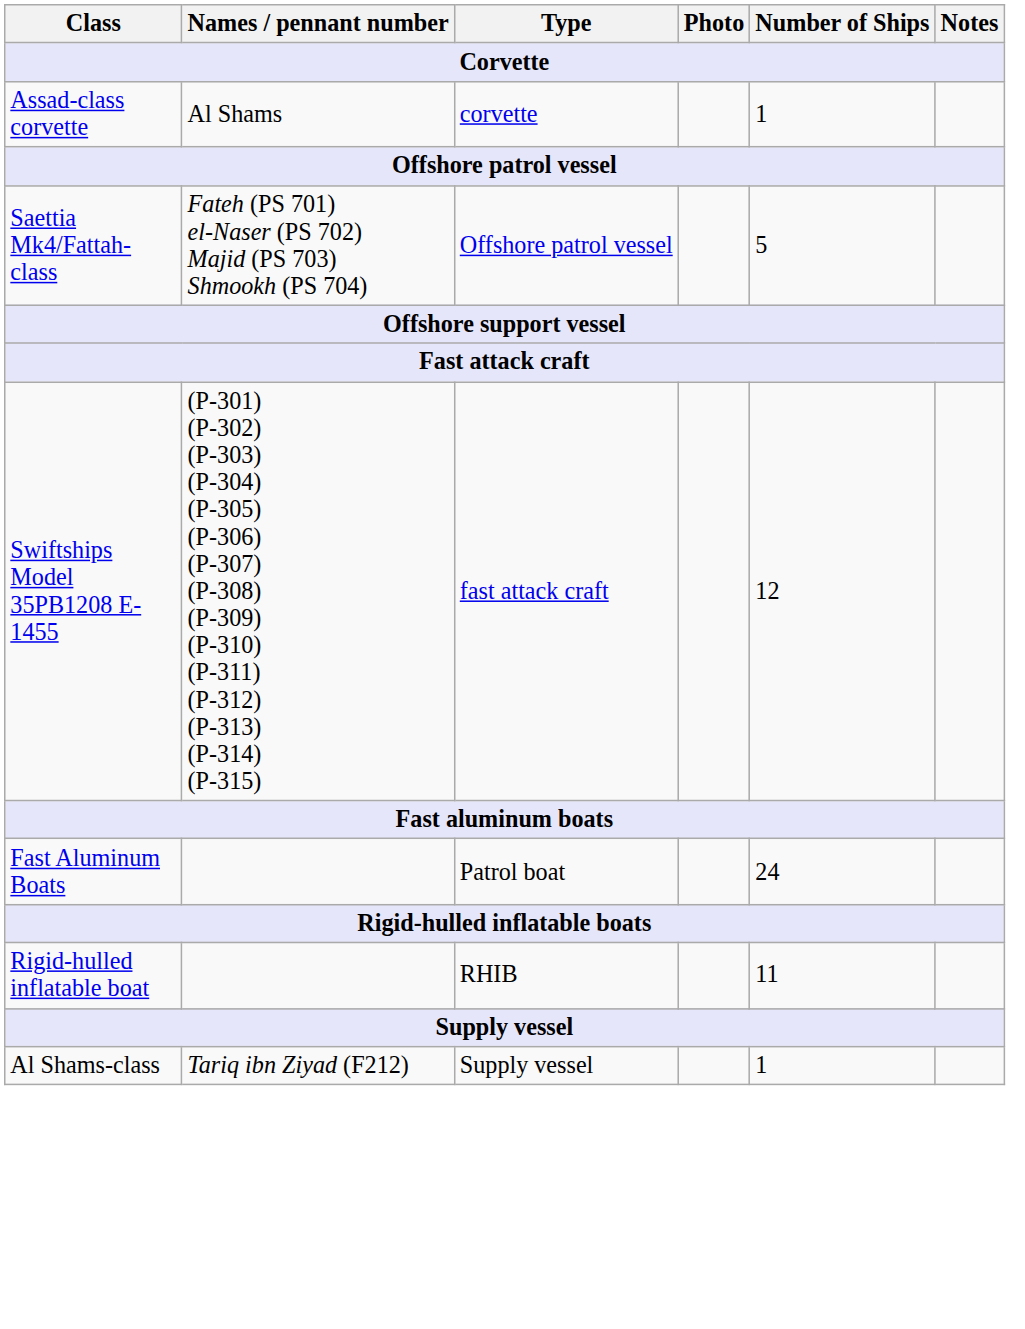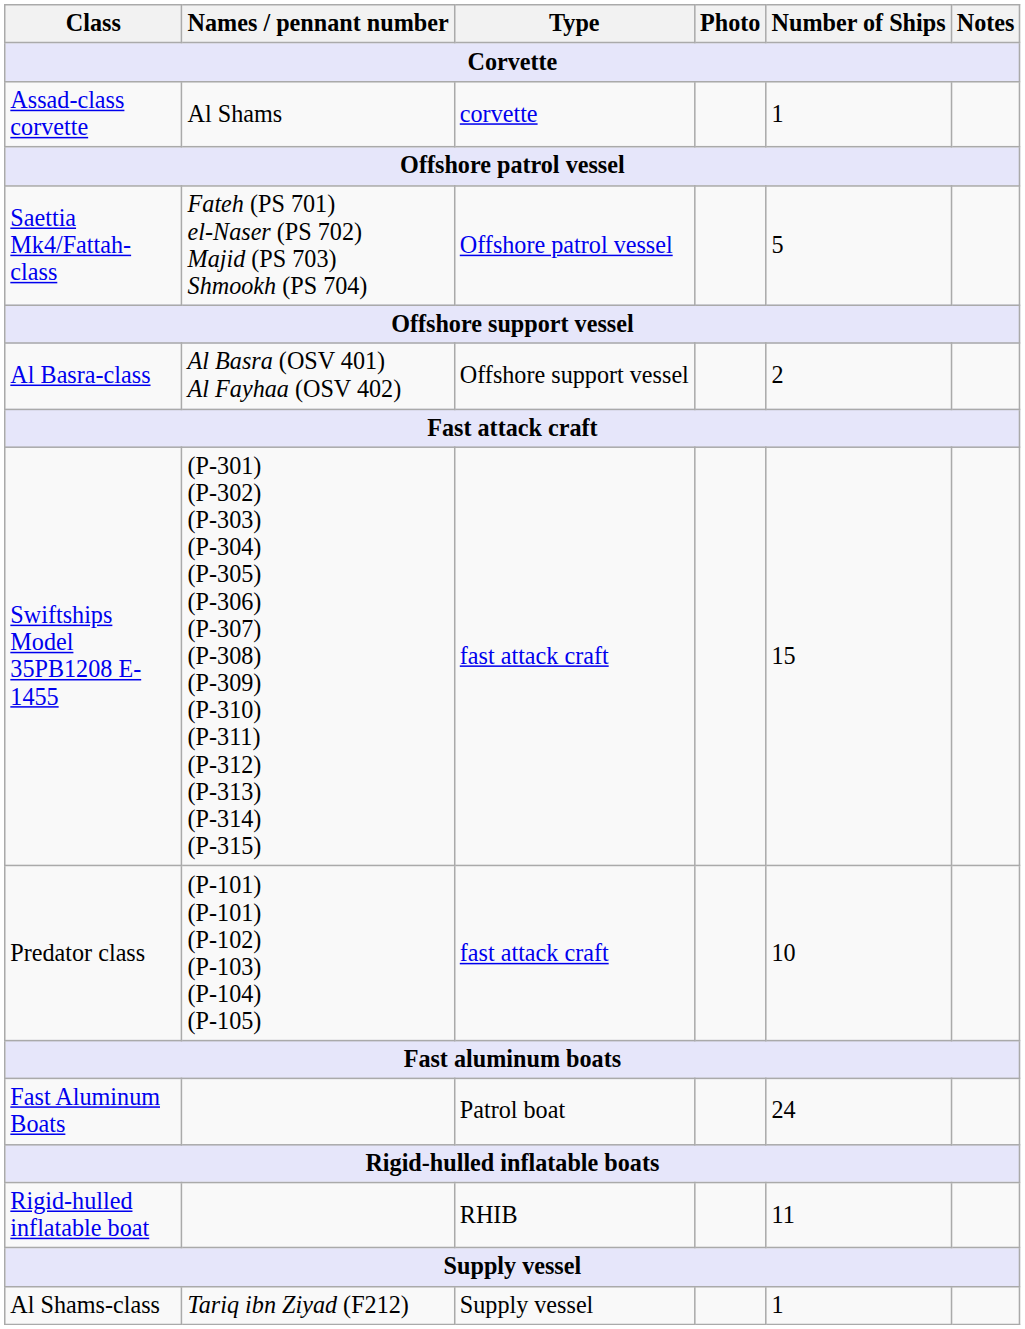+ row: (80, 375)
(767, 590) 12 -> (784, 656) 15
+ row: (78, 952)
